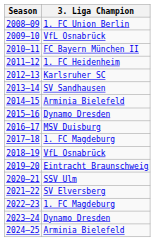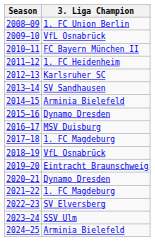(60, 179) SSV Ulm -> (77, 179) Dynamo Dresden
(74, 192) SV Elversberg -> (79, 192) 1. FC Magdeburg
(79, 205) 1. FC Magdeburg -> (74, 205) SV Elversberg
(77, 218) Dynamo Dresden -> (60, 218) SSV Ulm
